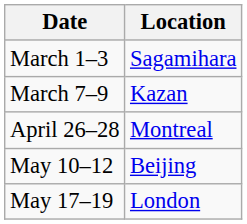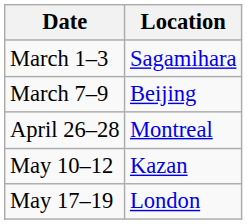(159, 93) Kazan -> (163, 93) Beijing
(163, 165) Beijing -> (159, 165) Kazan
